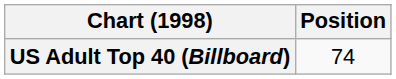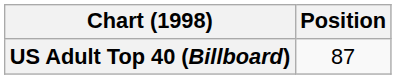(343, 56) 74 -> (343, 56) 87
